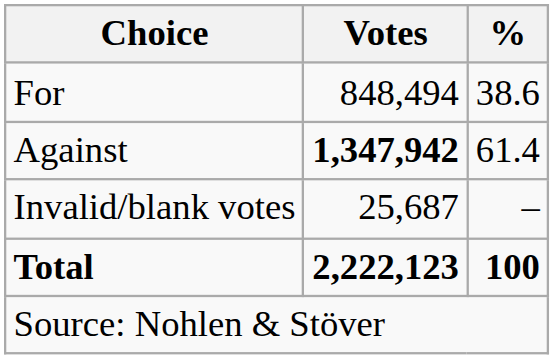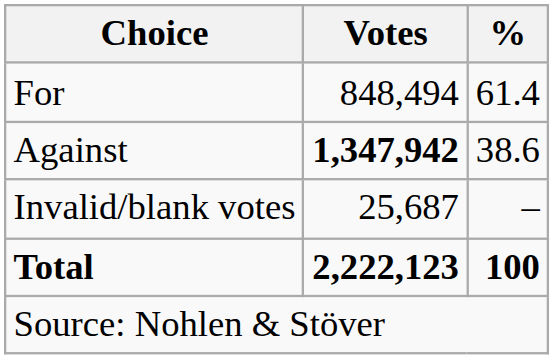(508, 91) 38.6 -> (508, 91) 61.4
(508, 149) 61.4 -> (508, 149) 38.6
